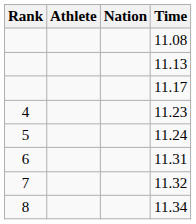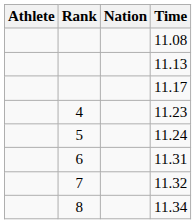columns swapped: (25, 16) <-> (73, 16)
